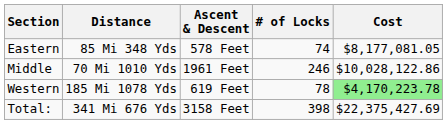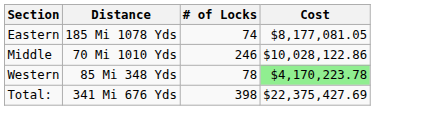- column: (216, 22)
(129, 49) 85 Mi 348 Yds -> (121, 35) 185 Mi 1078 Yds
(121, 89) 185 Mi 1078 Yds -> (129, 75) 85 Mi 348 Yds
